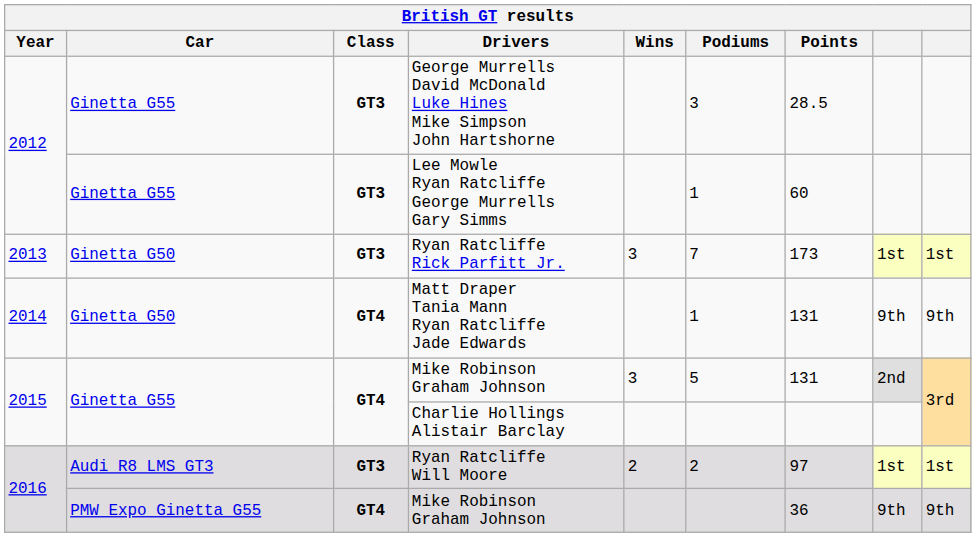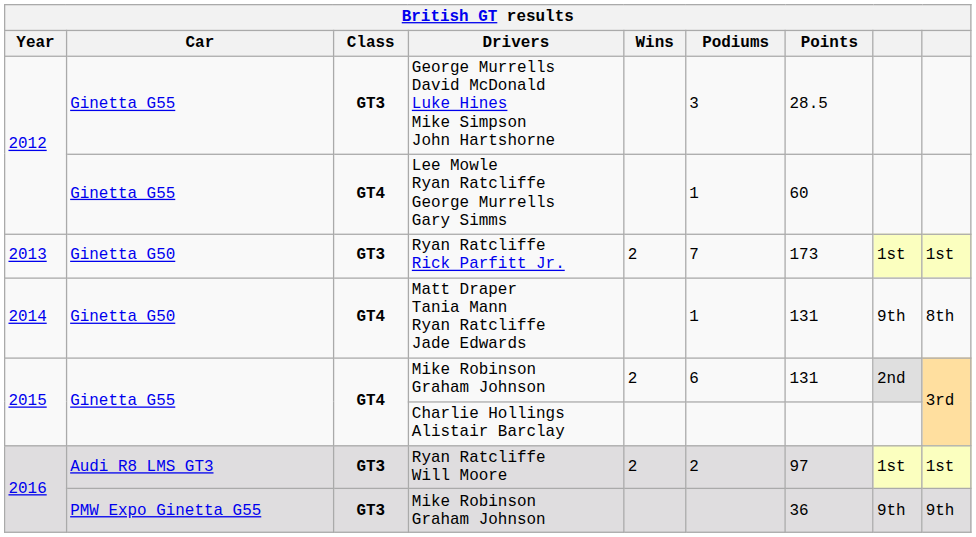(371, 194) GT3 -> (371, 194) GT4
(632, 256) 3 -> (632, 256) 2
(940, 318) 9th -> (940, 318) 8th
(632, 380) 3 -> (632, 380) 2
(694, 380) 5 -> (694, 380) 6
(371, 511) GT4 -> (371, 511) GT3
